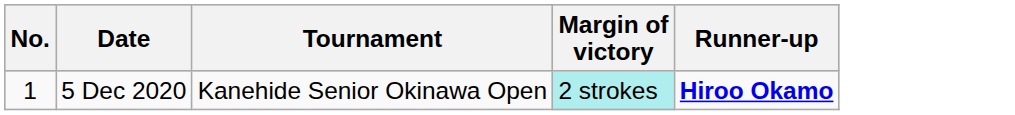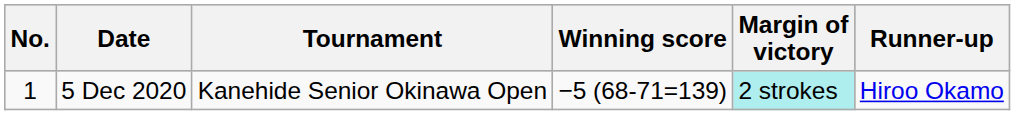+ column: (643, 38)
(757, 90) bold -> (932, 90) normal
